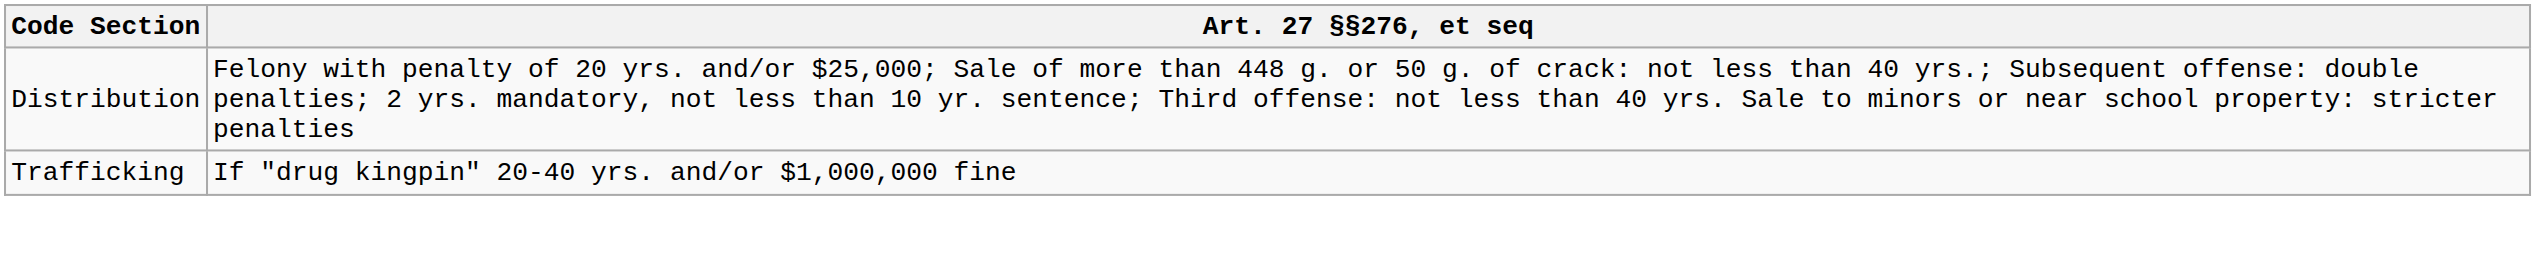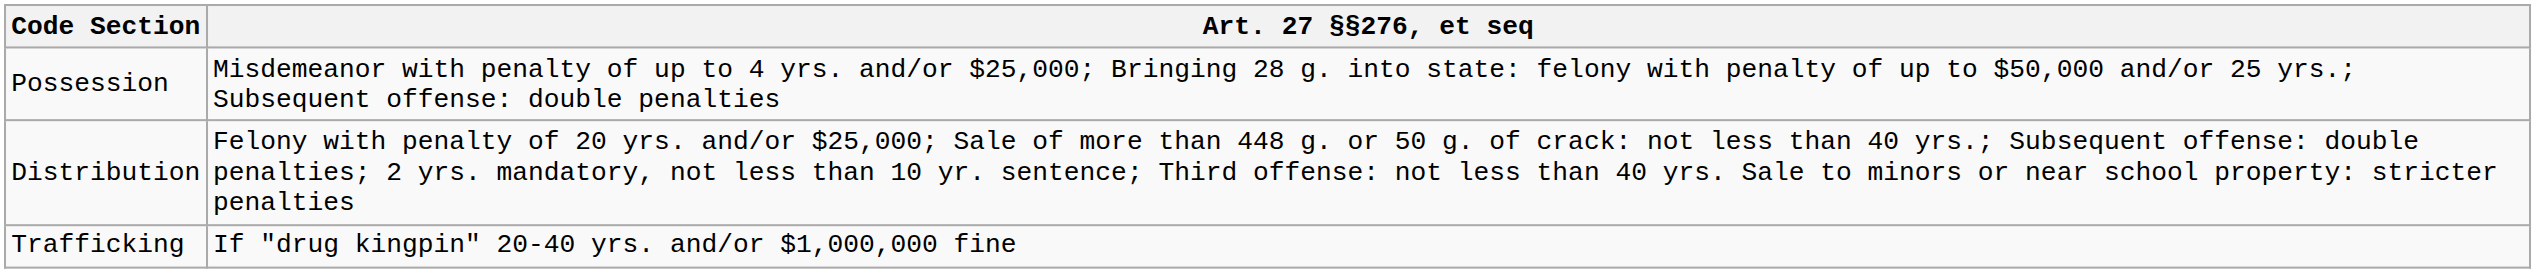+ row: (90, 84)
